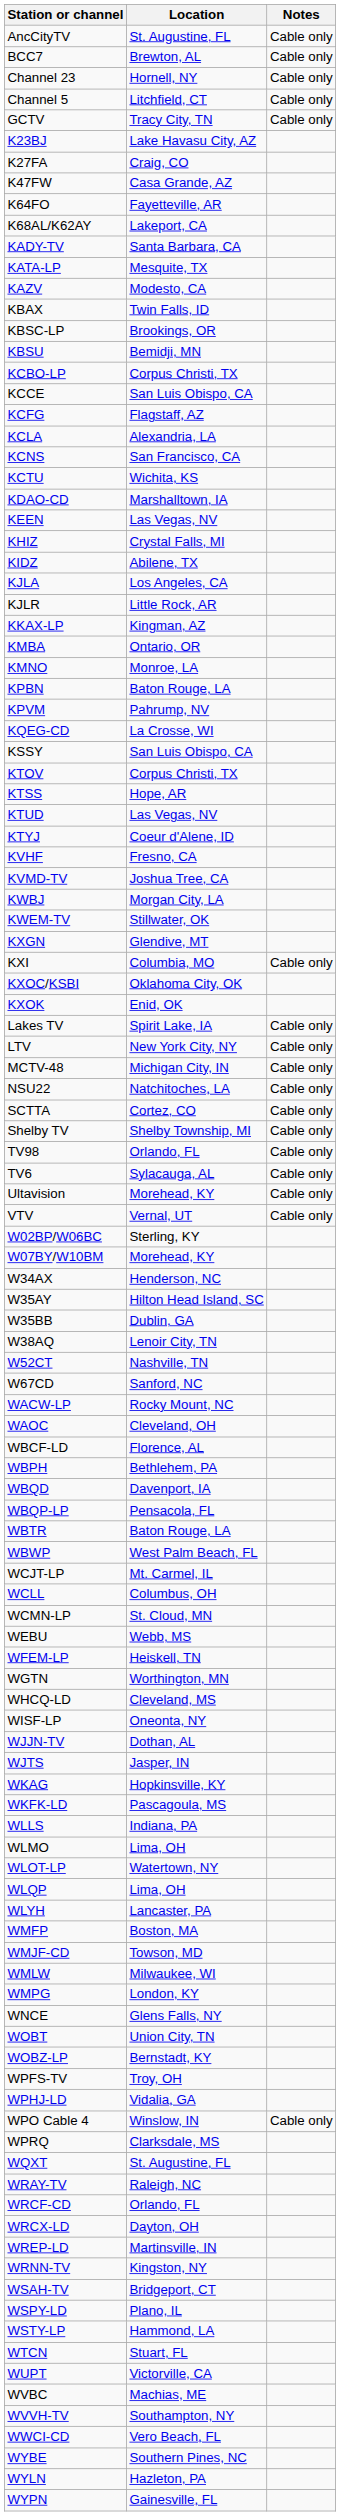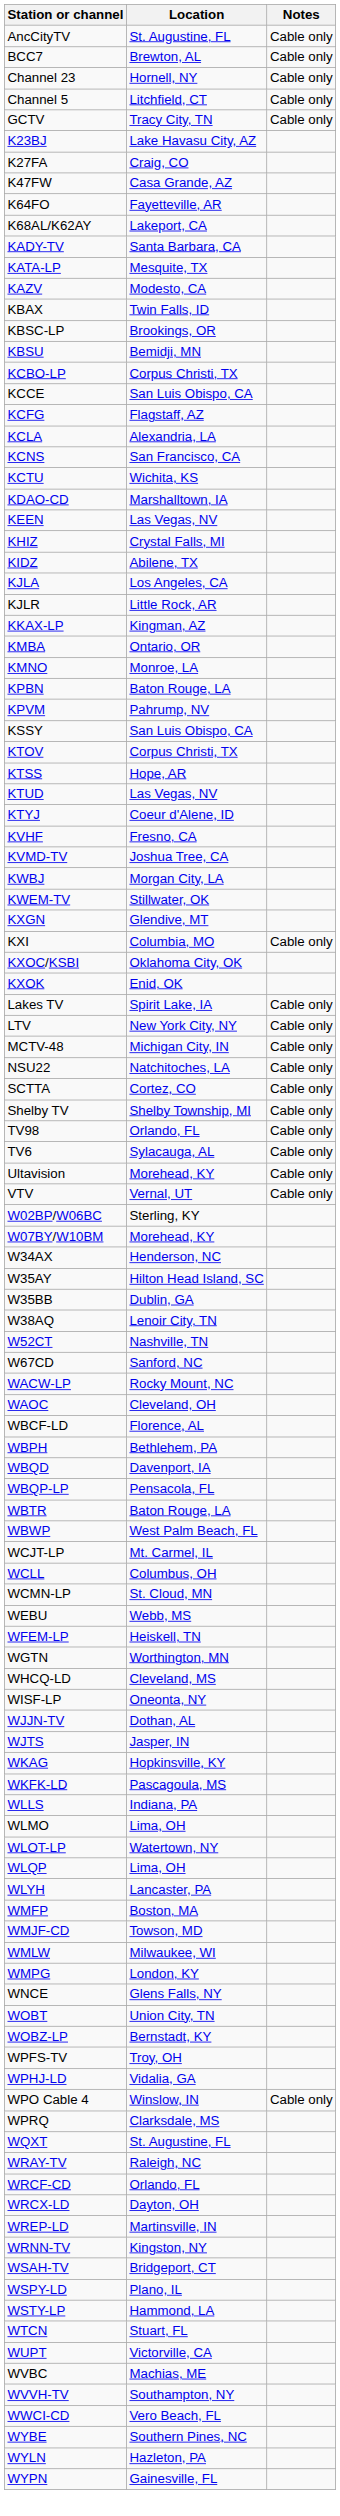- row: (38, 731)
